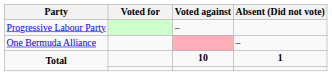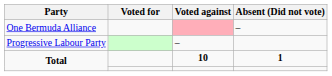rows swapped: (56, 27) <-> (51, 43)
